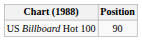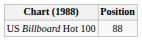(118, 28) 90 -> (118, 28) 88
